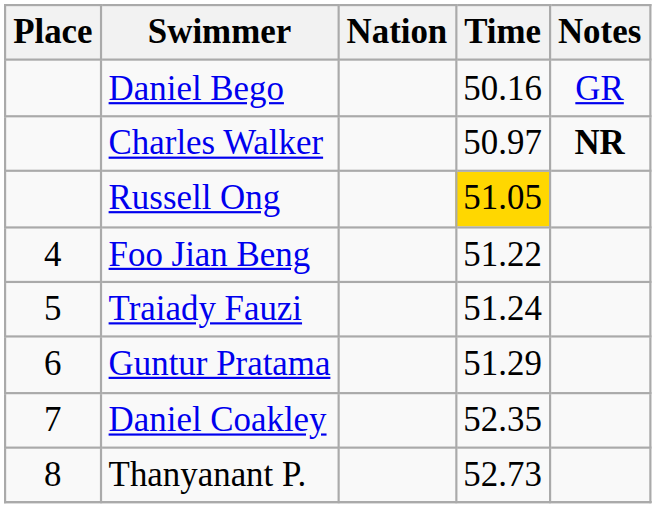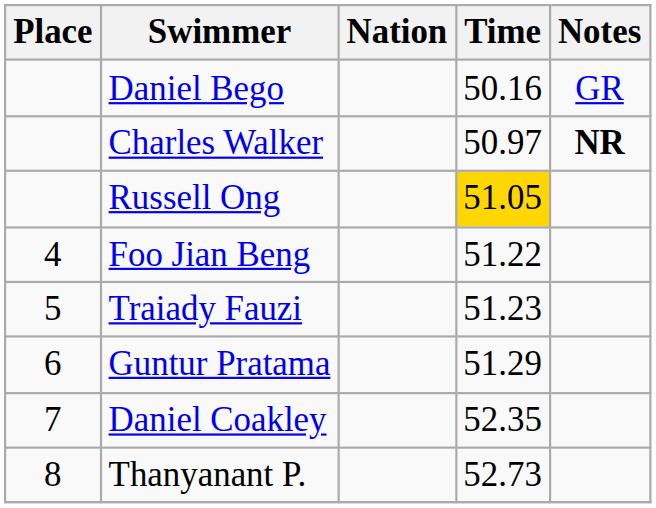(503, 308) 51.24 -> (503, 308) 51.23
